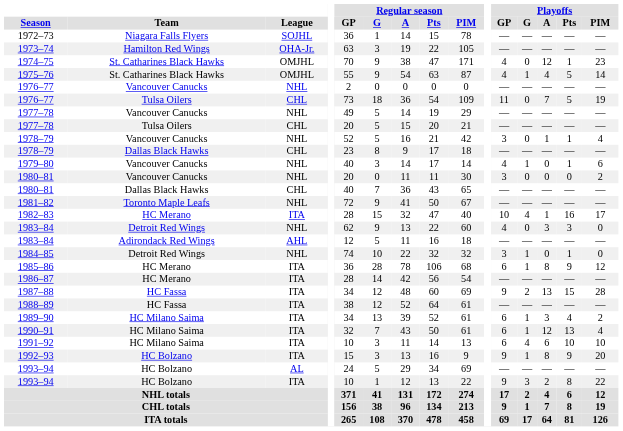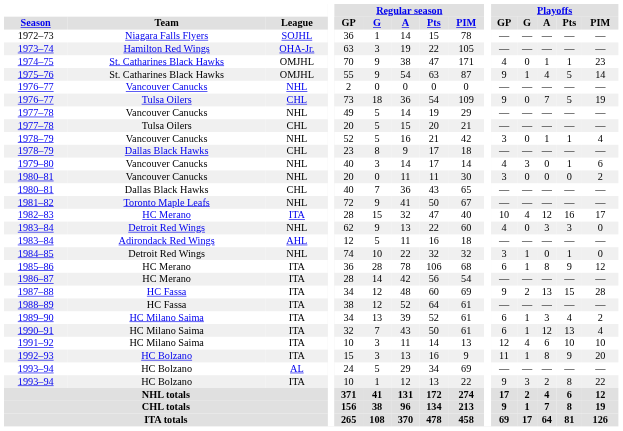(547, 61) 12 -> (547, 61) 1
(504, 74) 4 -> (504, 74) 9
(504, 100) 11 -> (504, 100) 9
(527, 164) 1 -> (527, 164) 3
(547, 215) 1 -> (547, 215) 12
(504, 343) 6 -> (504, 343) 12
(504, 356) 9 -> (504, 356) 11
